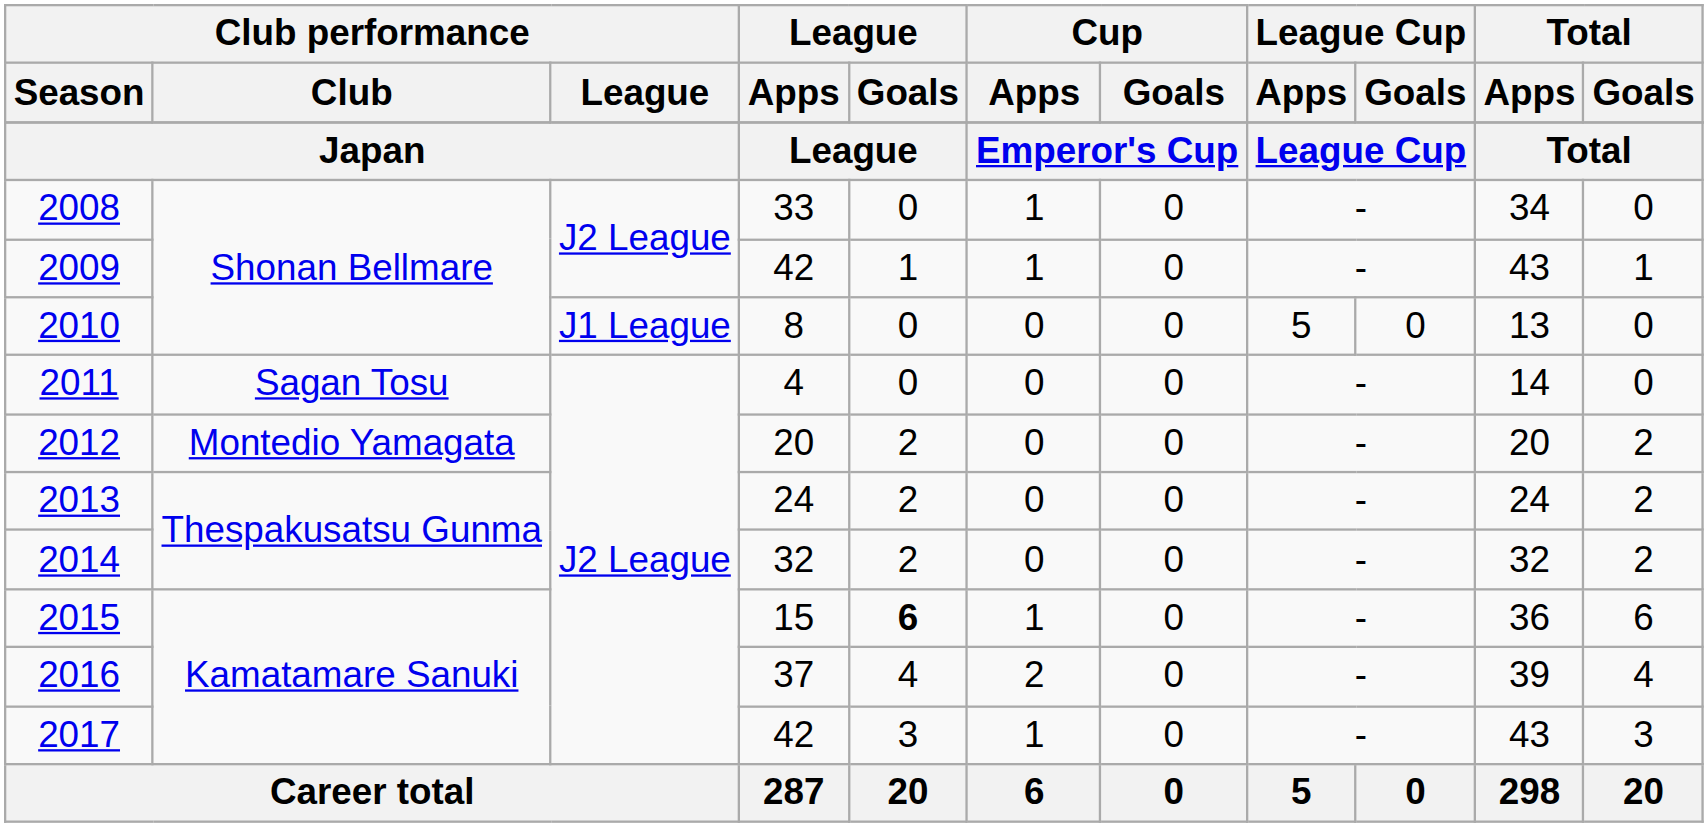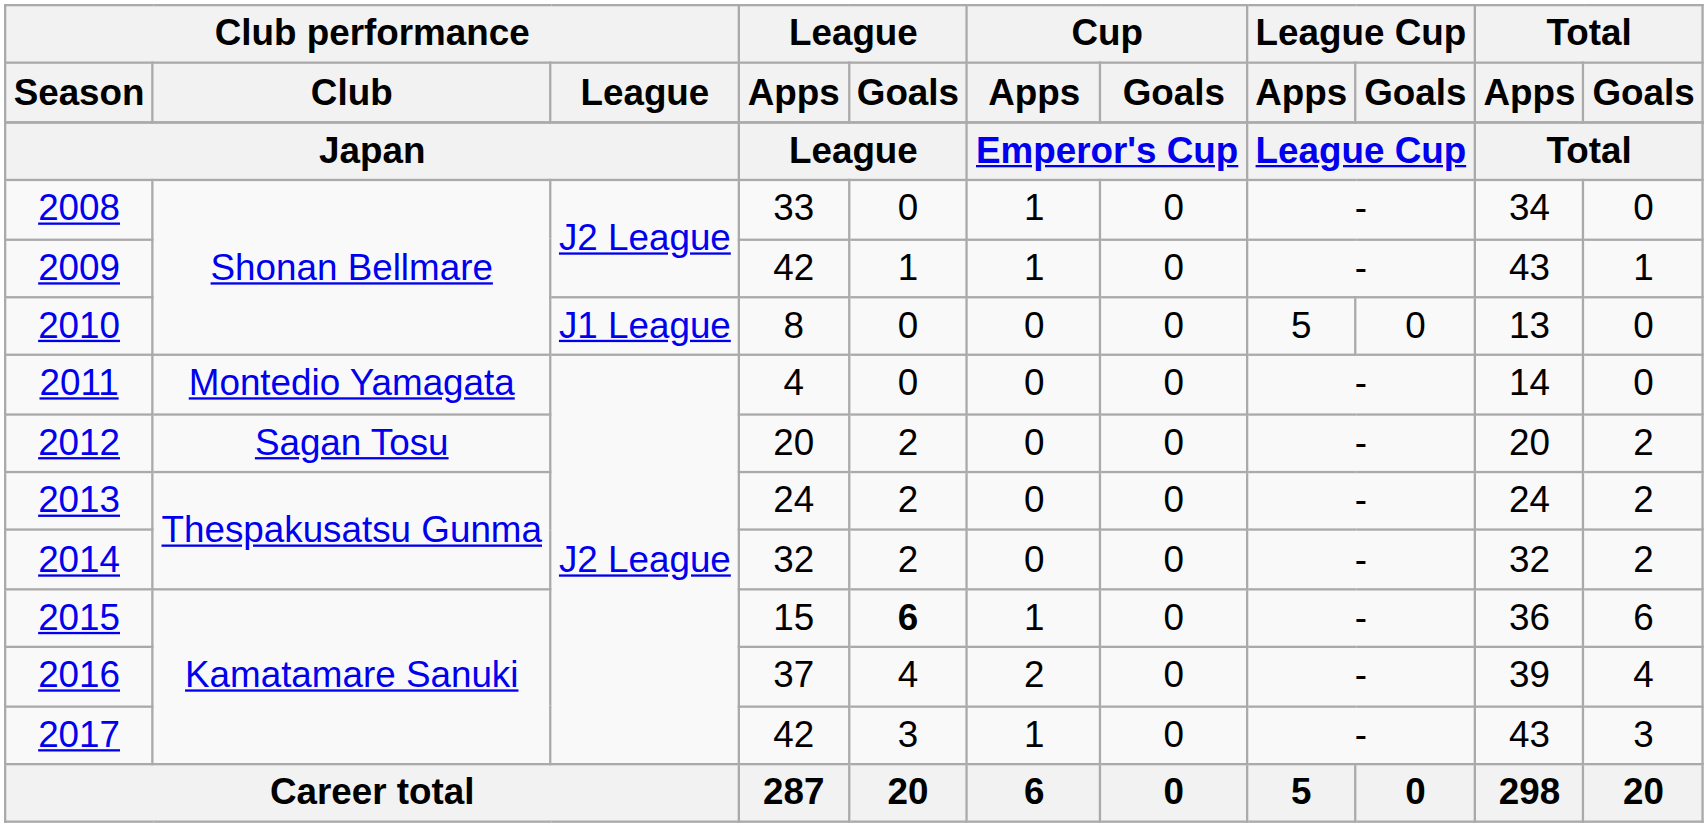(352, 383) Sagan Tosu -> (352, 383) Montedio Yamagata
(352, 442) Montedio Yamagata -> (352, 442) Sagan Tosu
